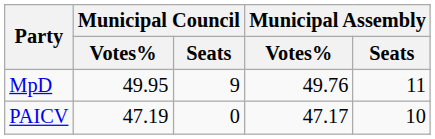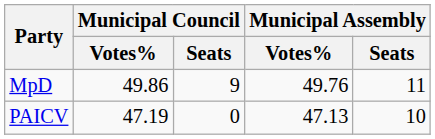(146, 85) 49.95 -> (146, 85) 49.86
(326, 117) 47.17 -> (326, 117) 47.13
